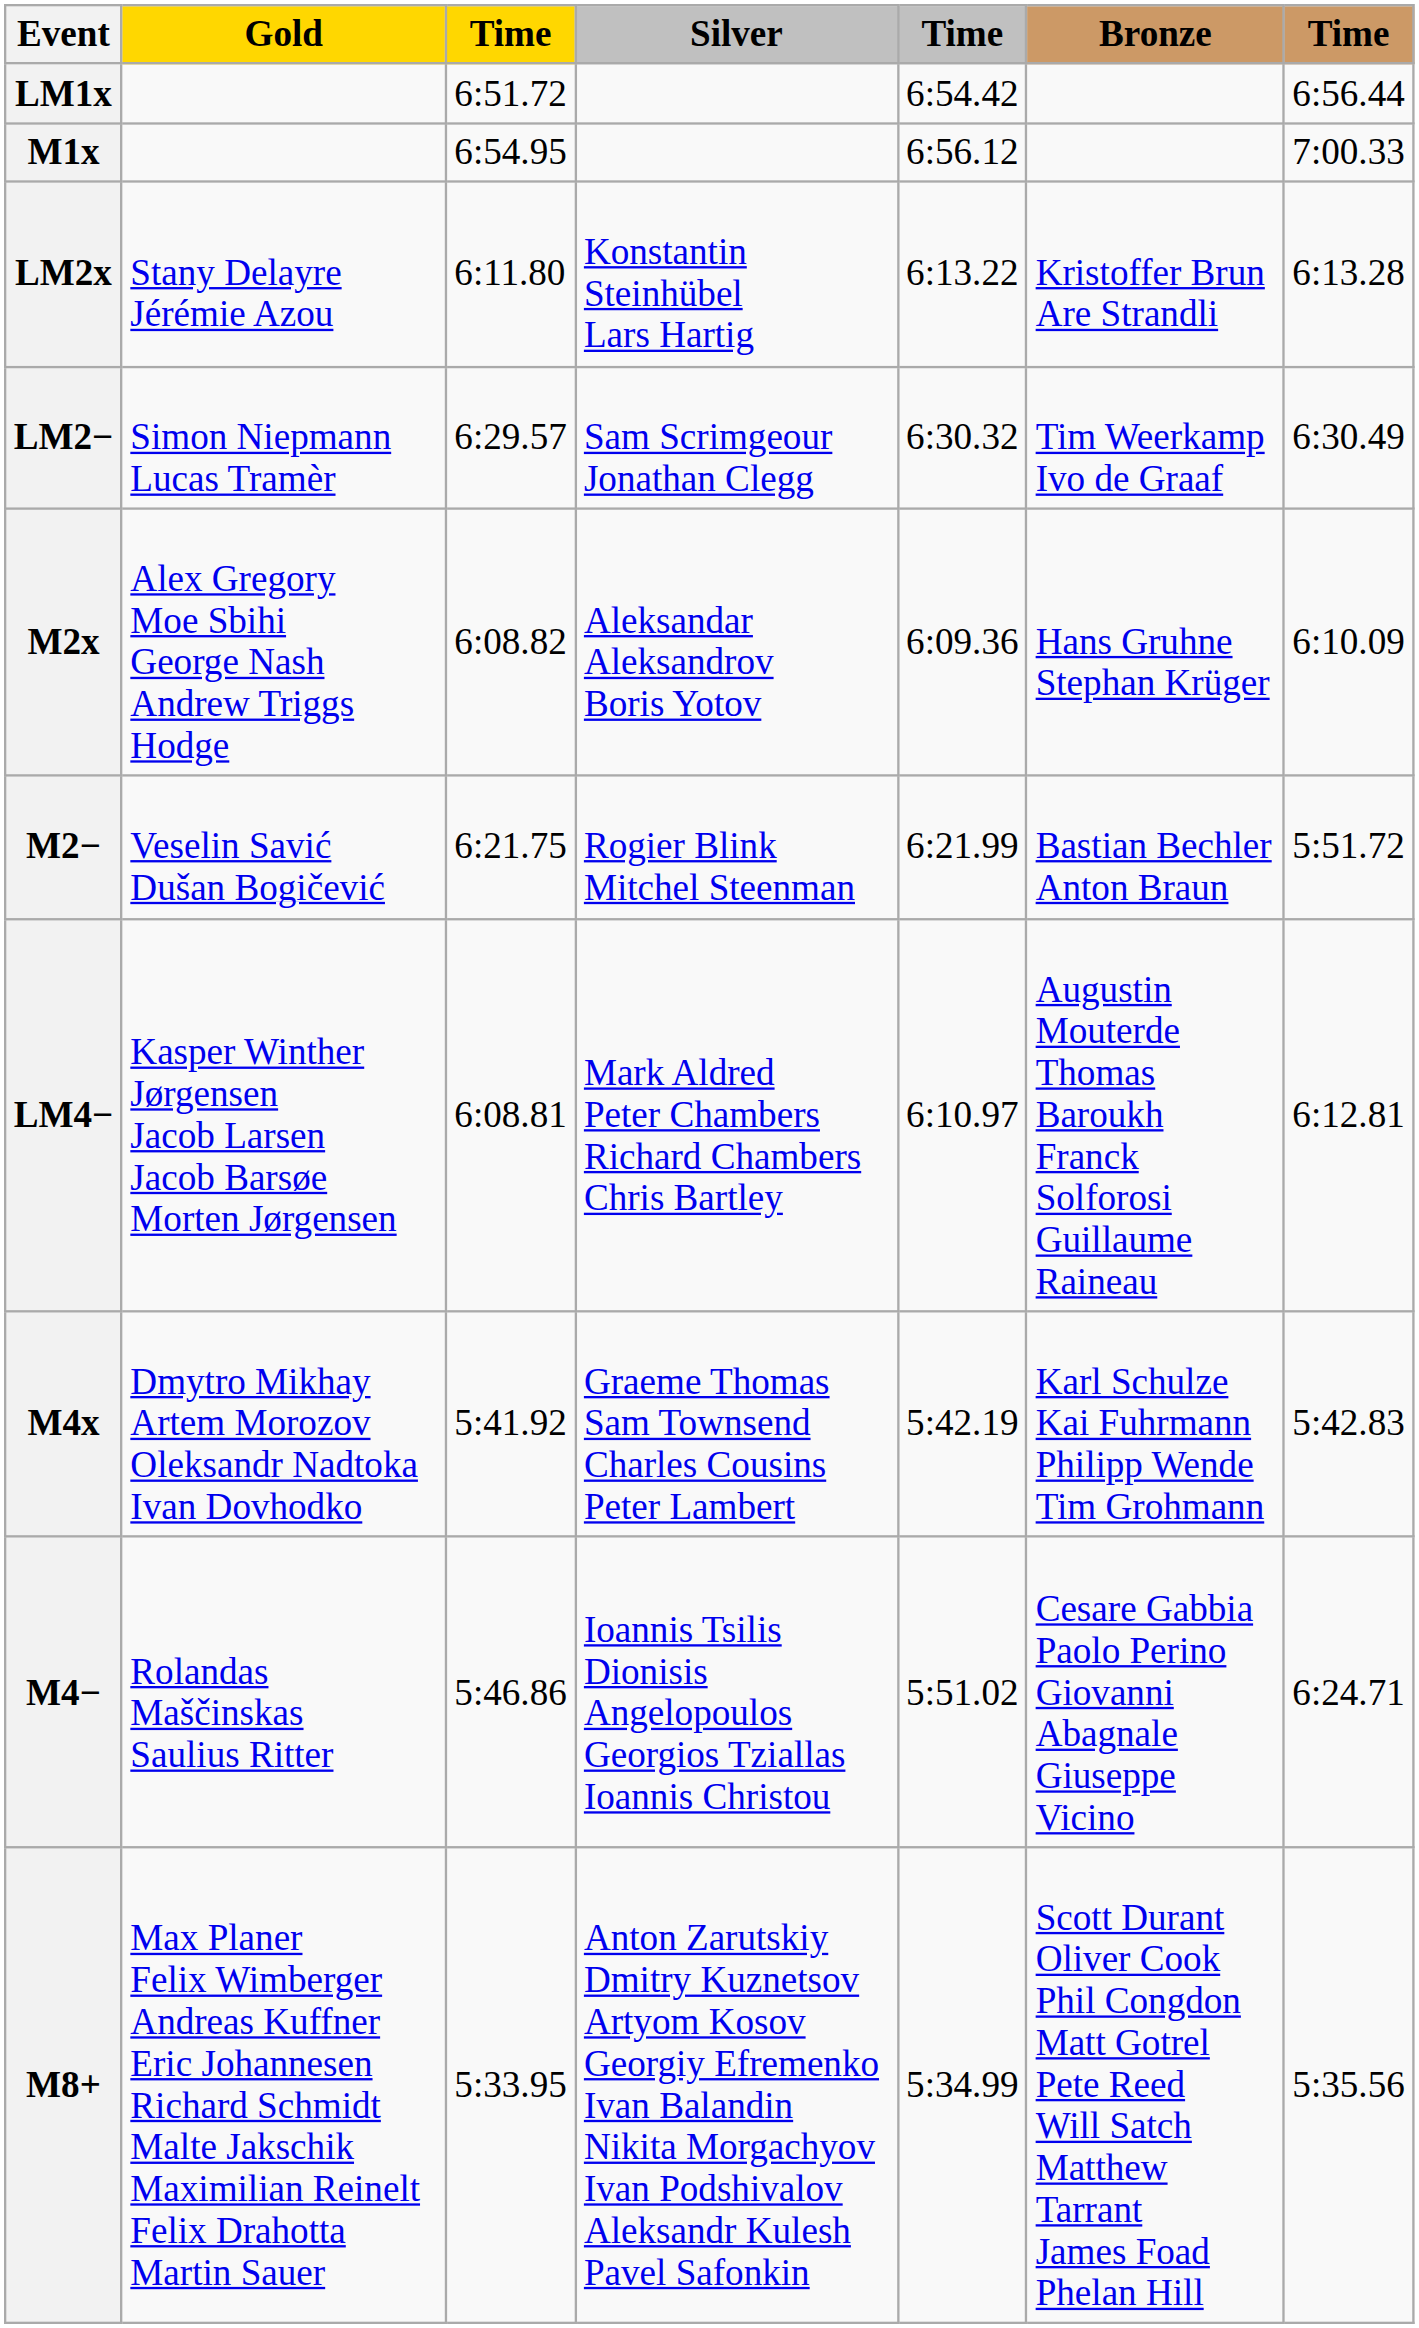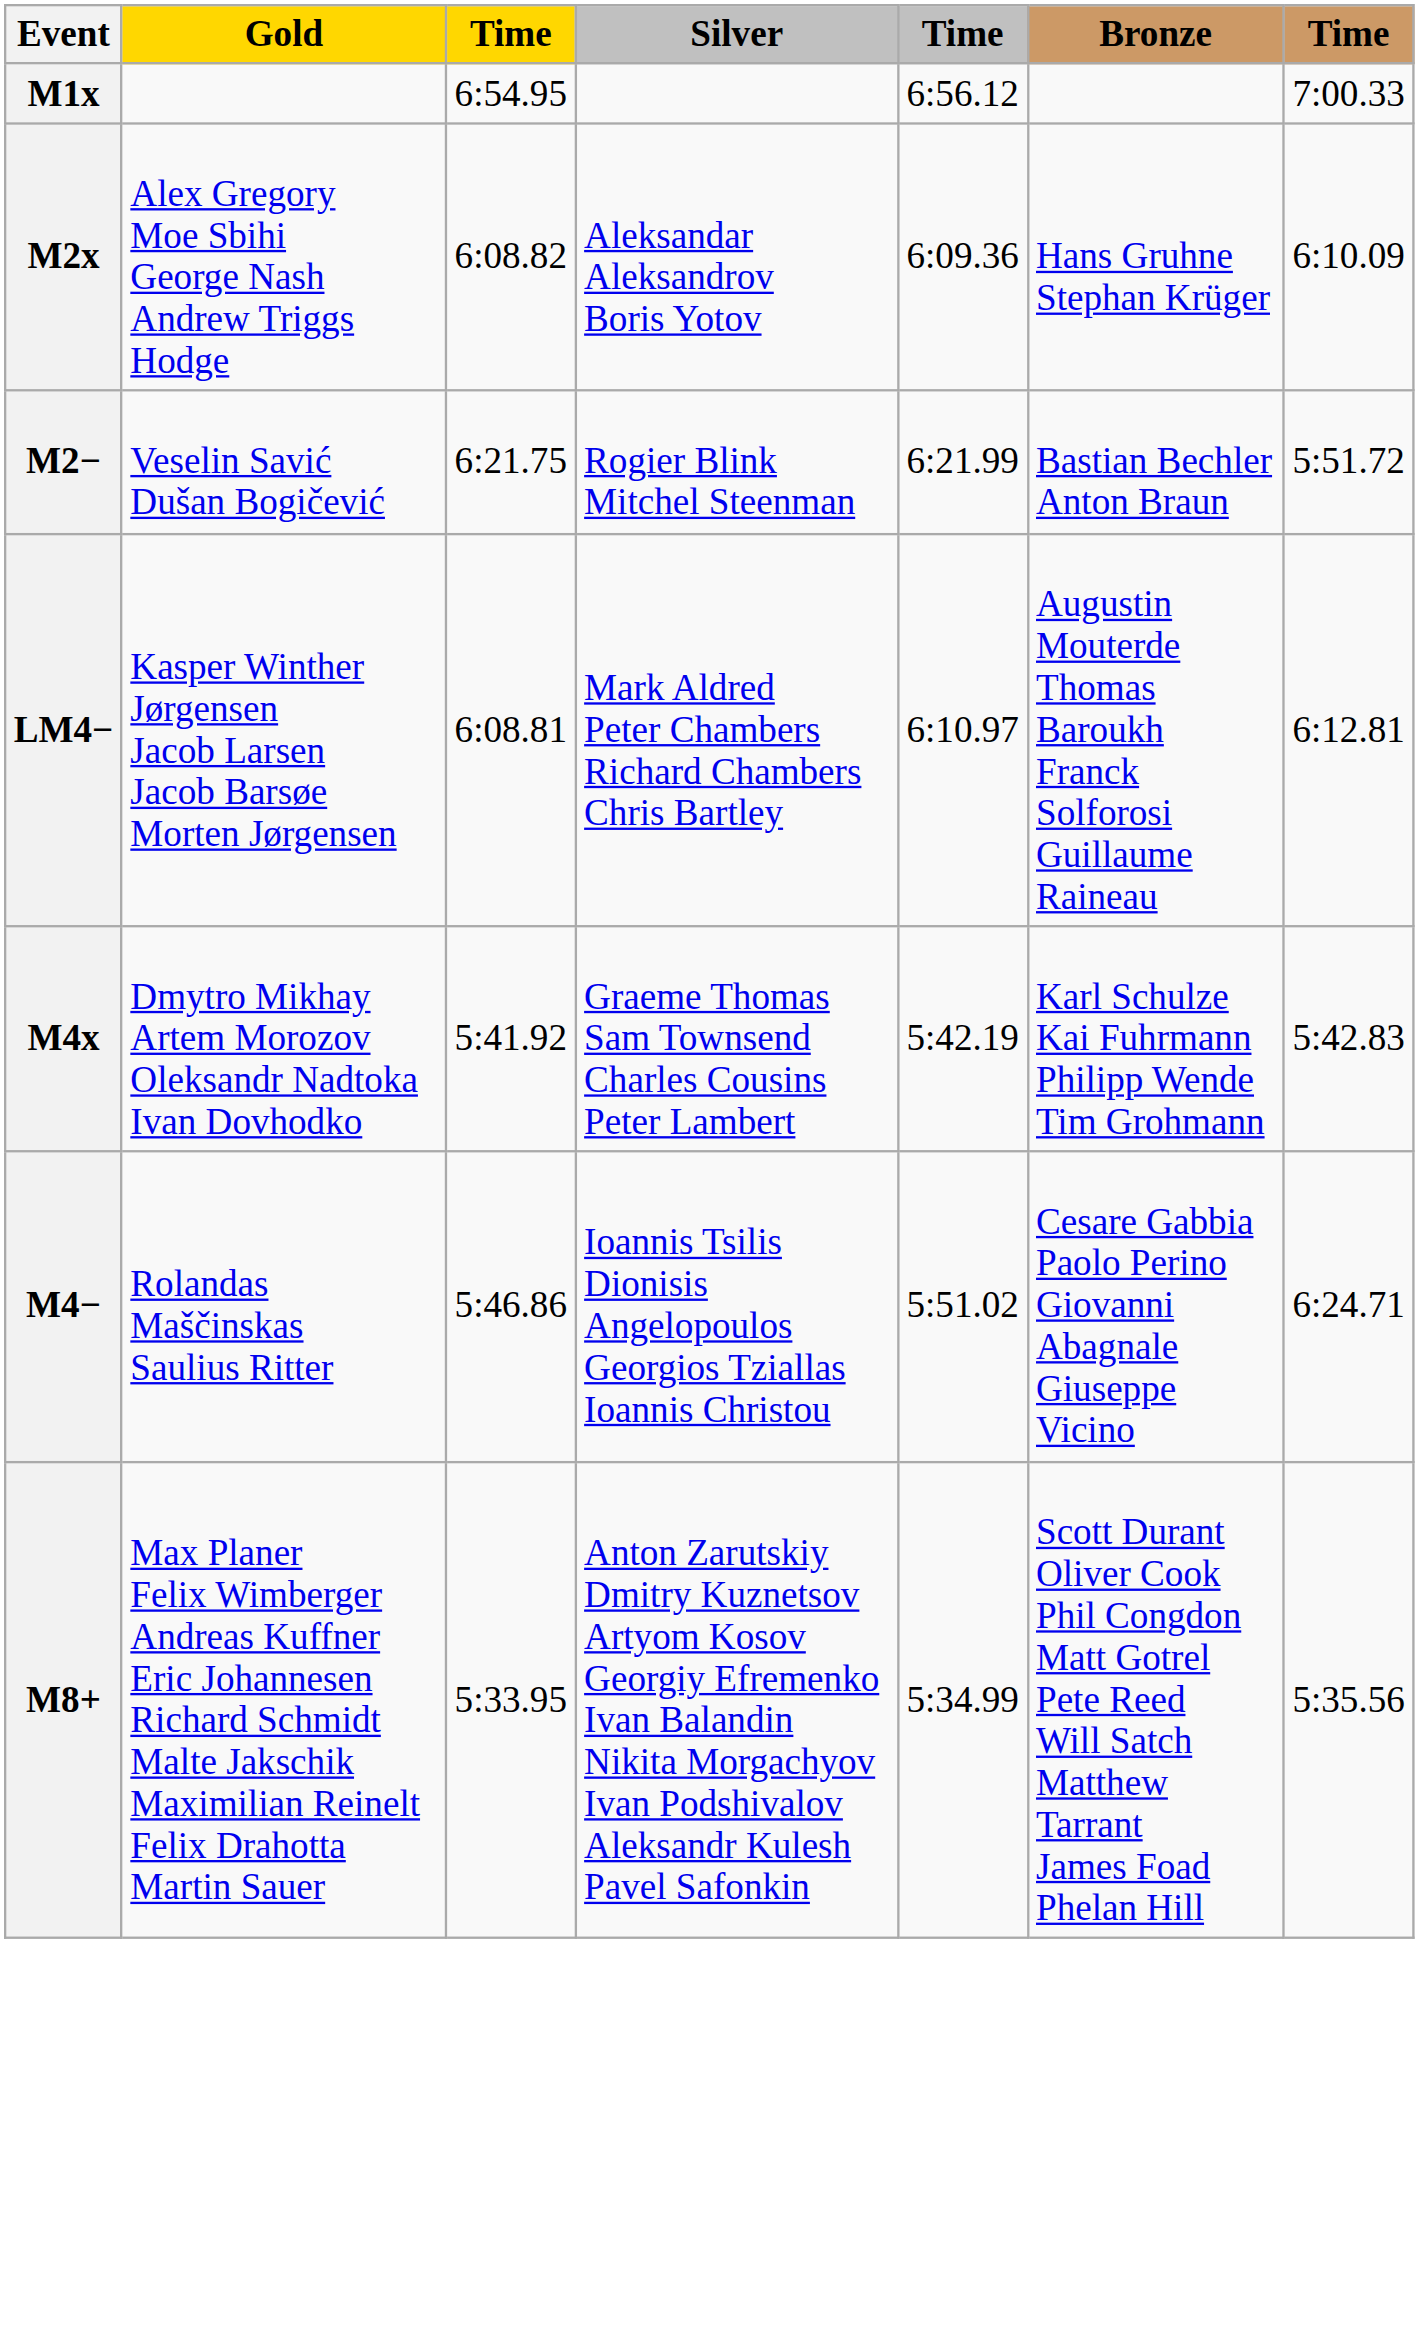- row: (63, 92)
- row: (63, 273)
- row: (63, 436)
